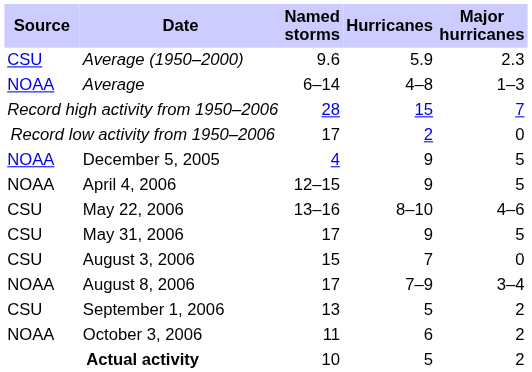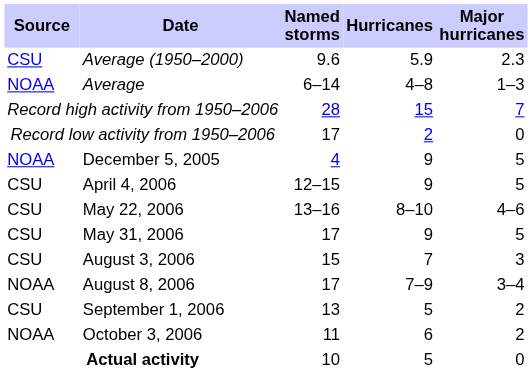(31, 184) NOAA -> (25, 184) CSU
(520, 259) 0 -> (520, 259) 3
(520, 359) 2 -> (520, 359) 0
